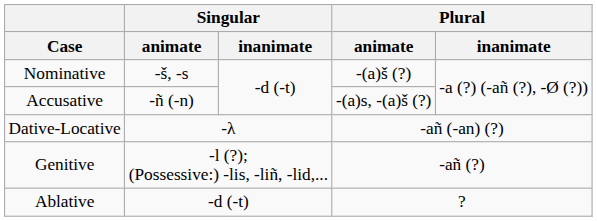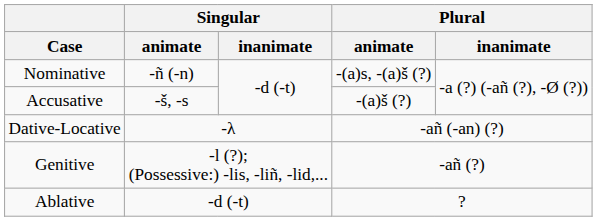(172, 73) -š, -s -> (172, 73) -ñ (-n)
(384, 73) -(a)š (?) -> (384, 73) -(a)s, -(a)š (?)
(172, 100) -ñ (-n) -> (172, 100) -š, -s
(384, 100) -(a)s, -(a)š (?) -> (384, 100) -(a)š (?)
